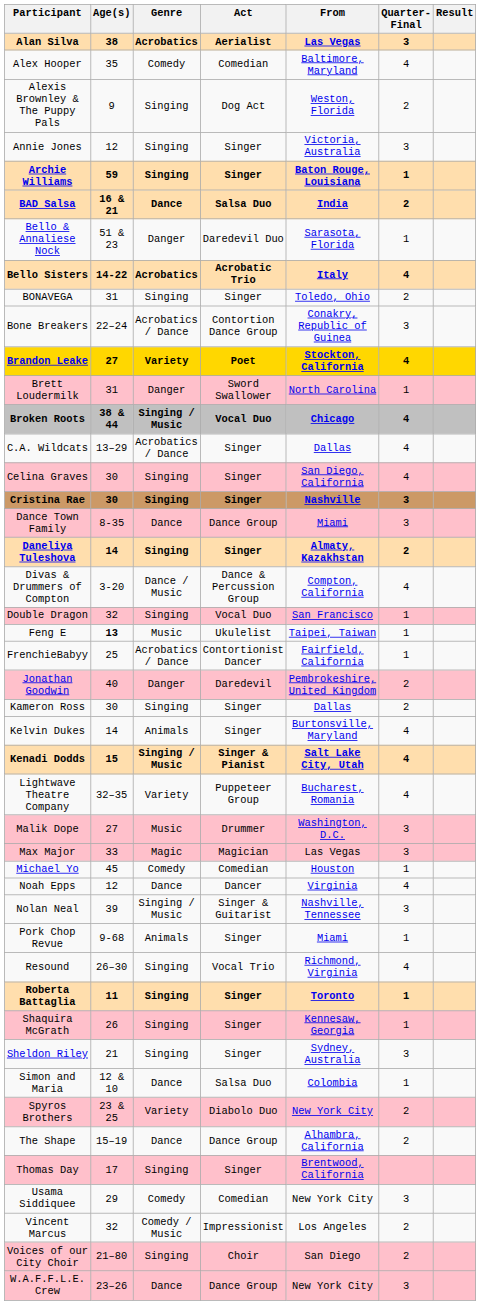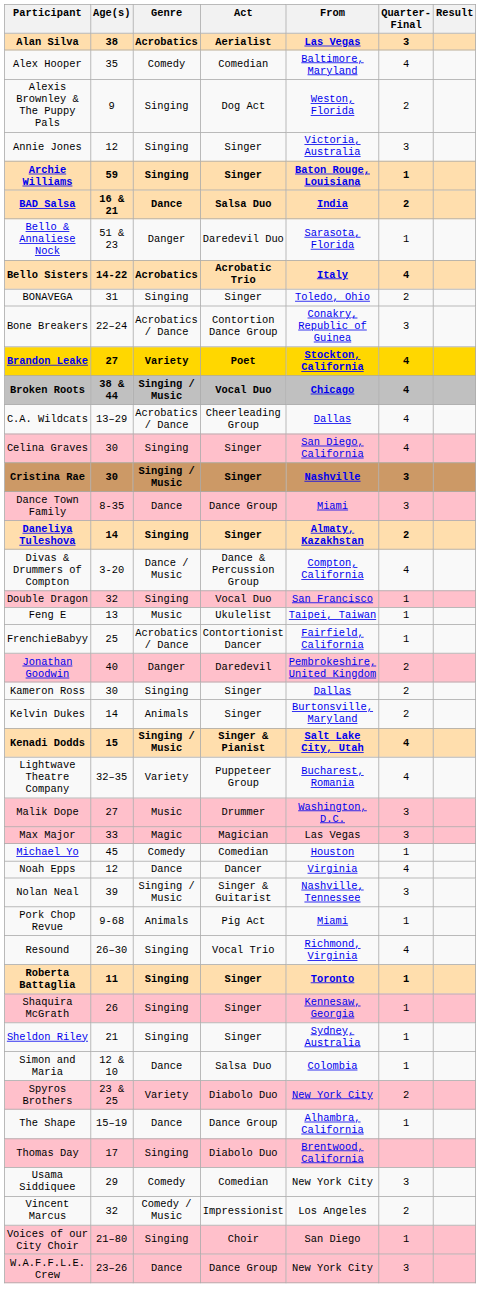- row: (47, 390)
(243, 448) Singer -> (243, 419) Cheerleading Group
(167, 500) Singing -> (167, 477) Singing / Music
(112, 633) bold -> (112, 616) normal
(406, 731) 4 -> (406, 714) 2
(243, 938) Singer -> (243, 921) Pig Act
(406, 1054) 3 -> (406, 1037) 1
(406, 1141) 2 -> (406, 1124) 1
(243, 1170) Singer -> (243, 1153) Diabolo Duo
(406, 1257) 2 -> (406, 1240) 1
